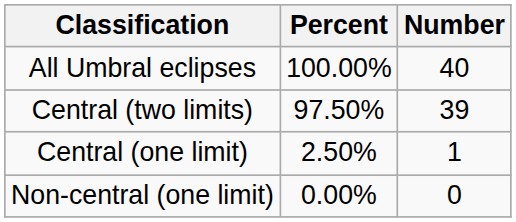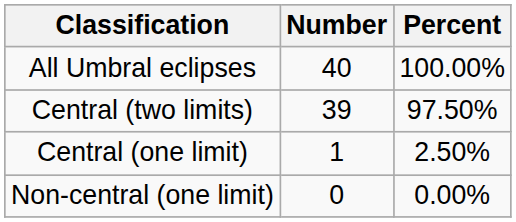columns swapped: (454, 25) <-> (339, 25)
